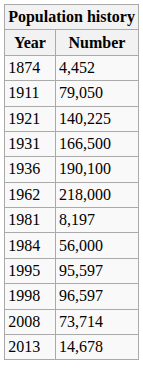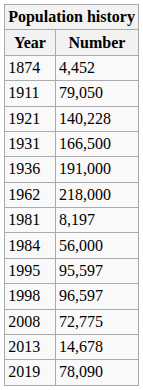(85, 118) 140,225 -> (85, 118) 140,228
(85, 169) 190,100 -> (85, 169) 191,000
(81, 321) 73,714 -> (81, 321) 72,775
+ row: (24, 372)
